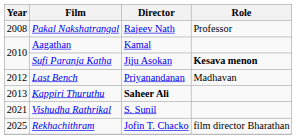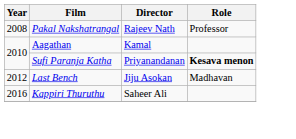(148, 61) Jiju Asokan -> (154, 61) Priyanandanan
(154, 77) Priyanandanan -> (148, 77) Jiju Asokan
(17, 93) 2013 -> (17, 93) 2016
(146, 93) bold -> (145, 93) normal
- row: (71, 110)
- row: (63, 126)
